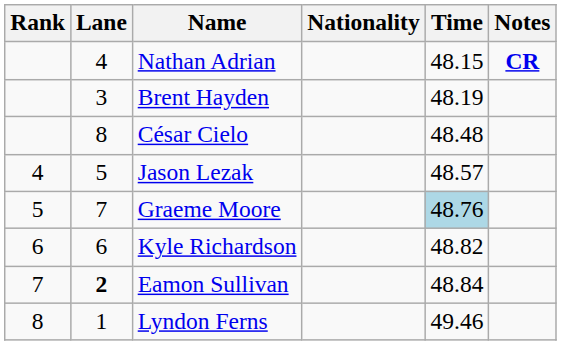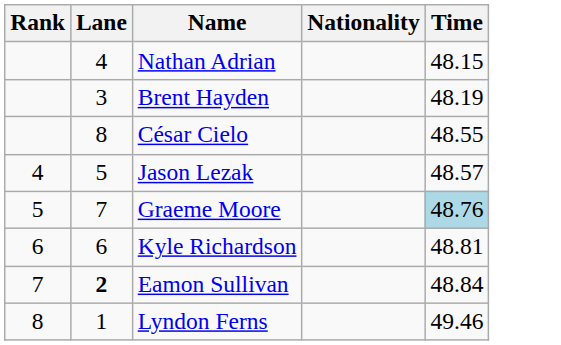- column: (522, 23)
(457, 135) 48.48 -> (457, 135) 48.55
(457, 246) 48.82 -> (457, 246) 48.81
